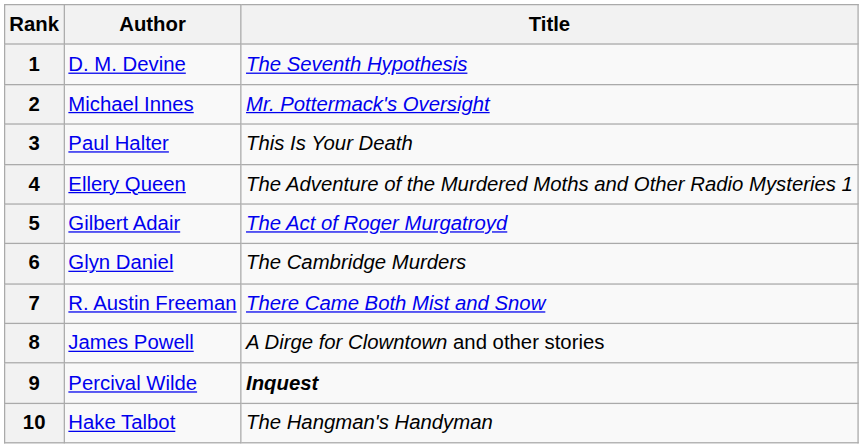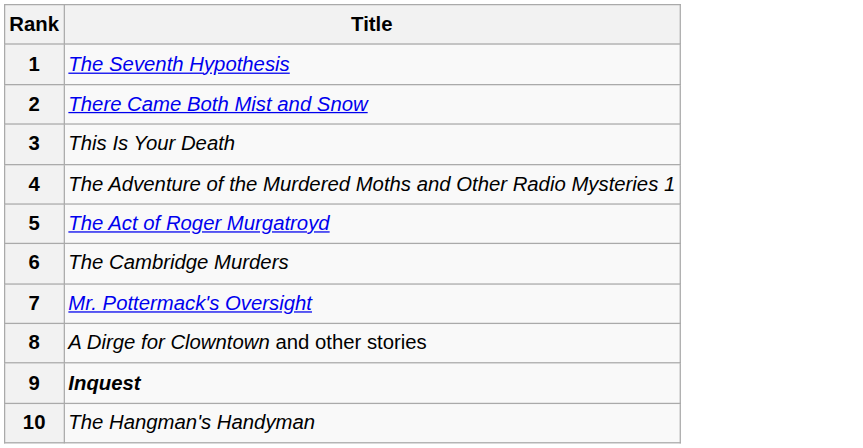- column: (153, 24)
(368, 104) Mr. Pottermack's Oversight -> (218, 104) There Came Both Mist and Snow
(396, 303) There Came Both Mist and Snow -> (190, 303) Mr. Pottermack's Oversight
